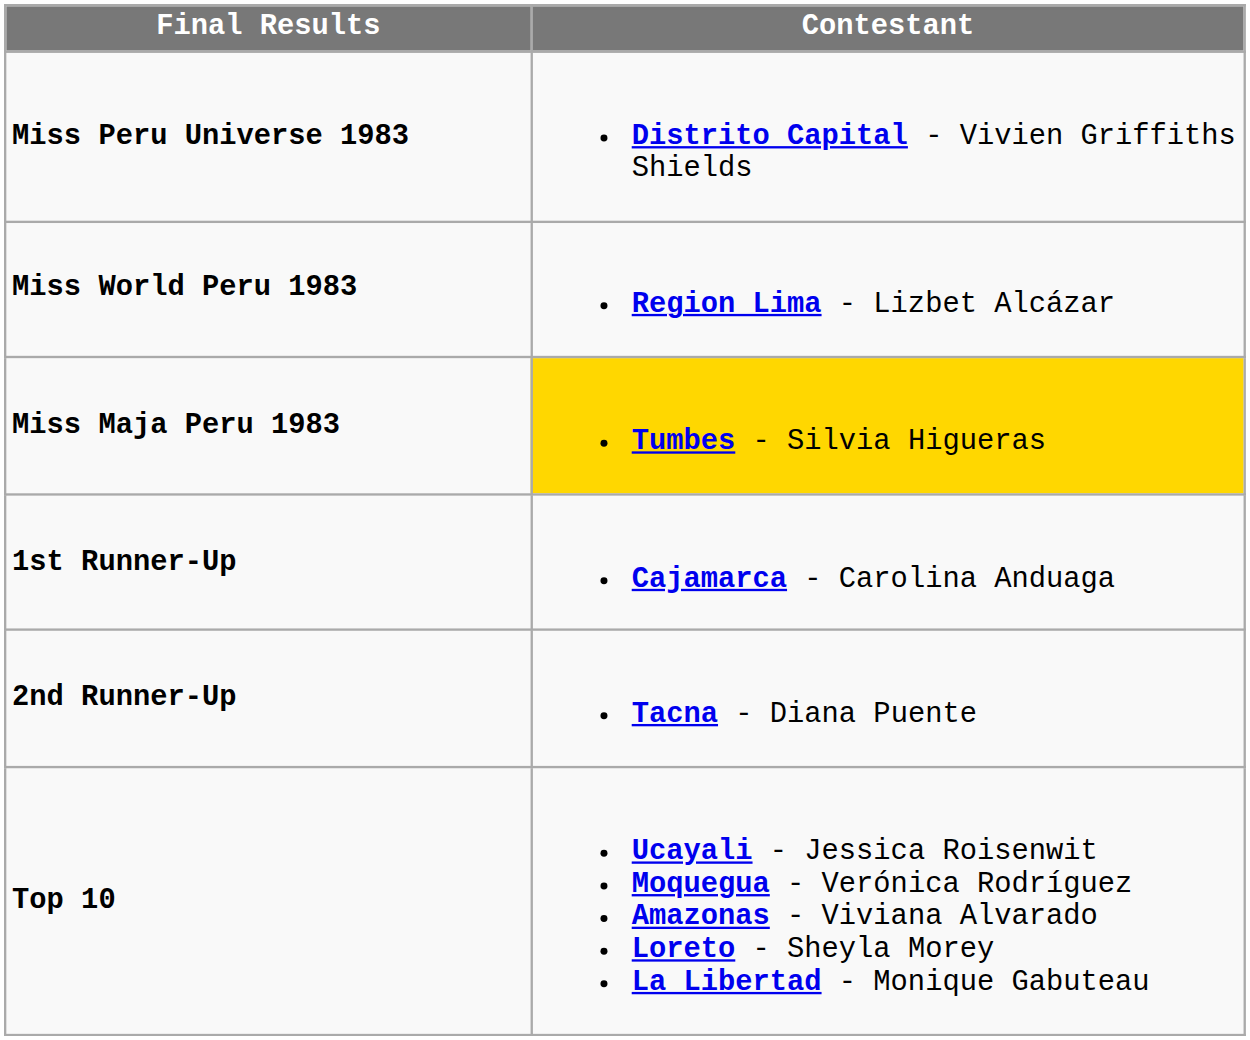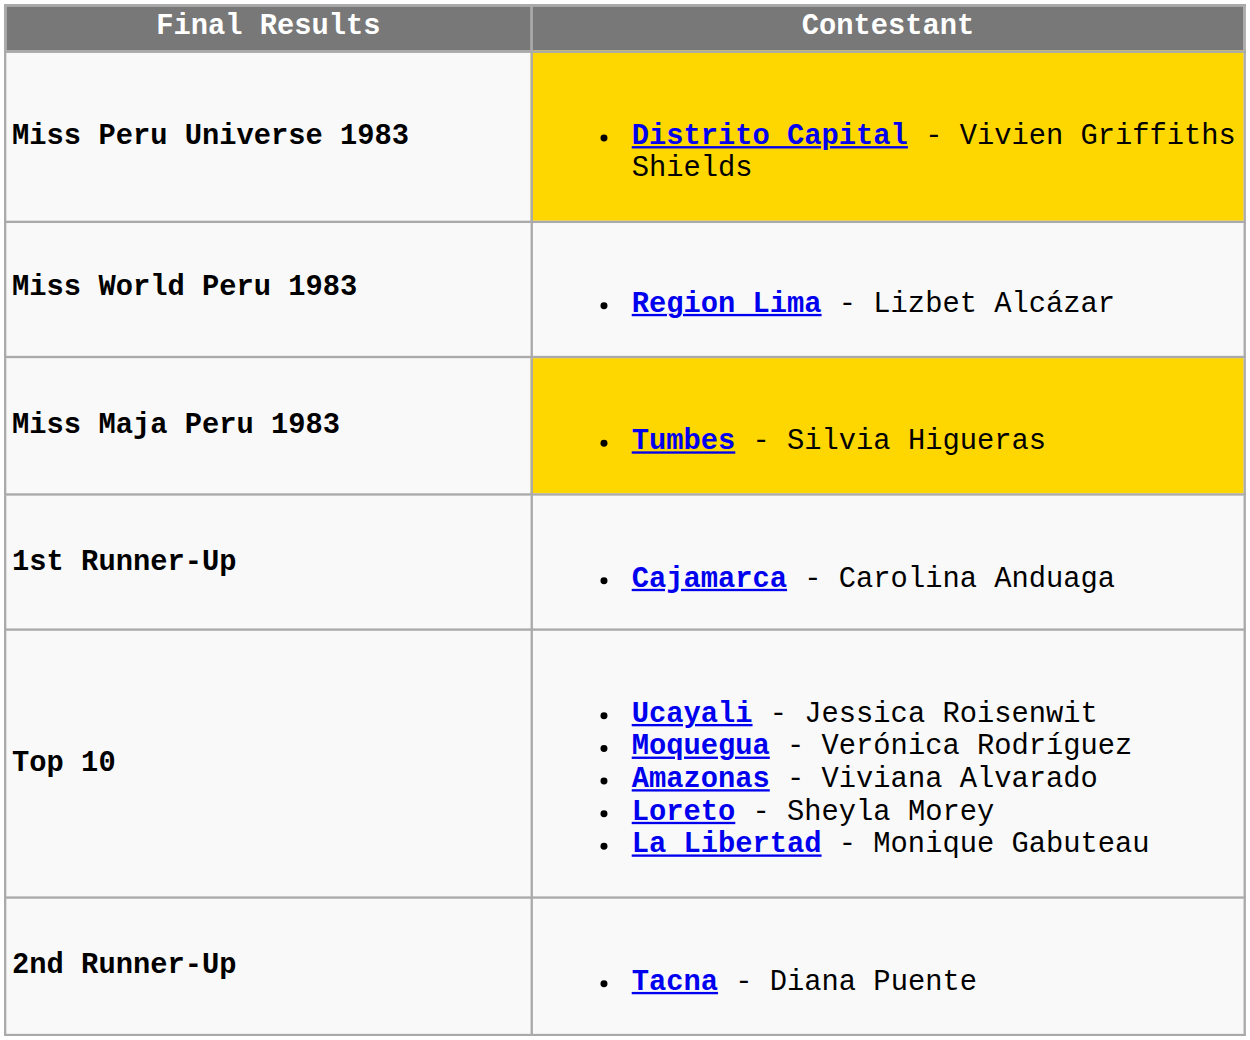(888, 153) no background -> (888, 153) gold background
rows swapped: (124, 699) <-> (64, 901)
